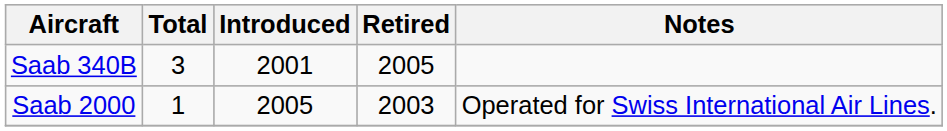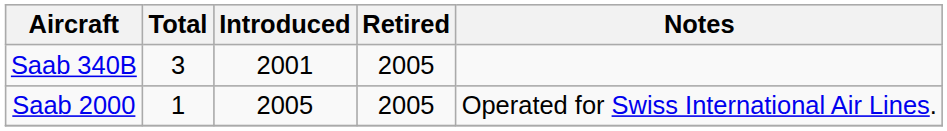(406, 105) 2003 -> (406, 105) 2005
